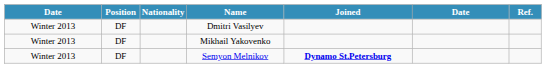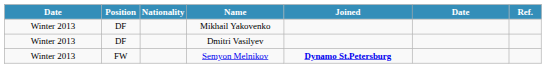rows swapped: (235, 41) <-> (235, 26)
(121, 56) DF -> (121, 56) FW
